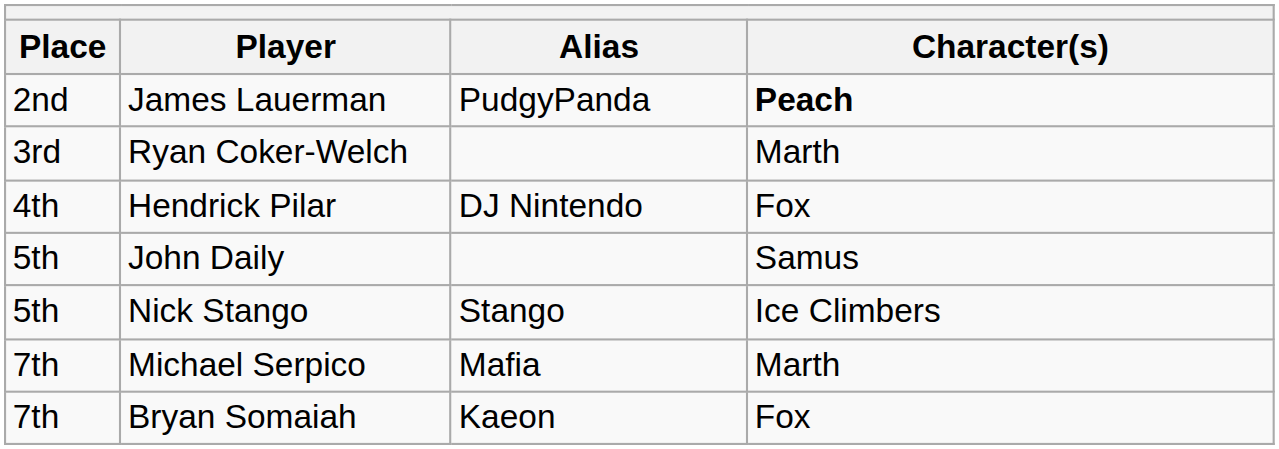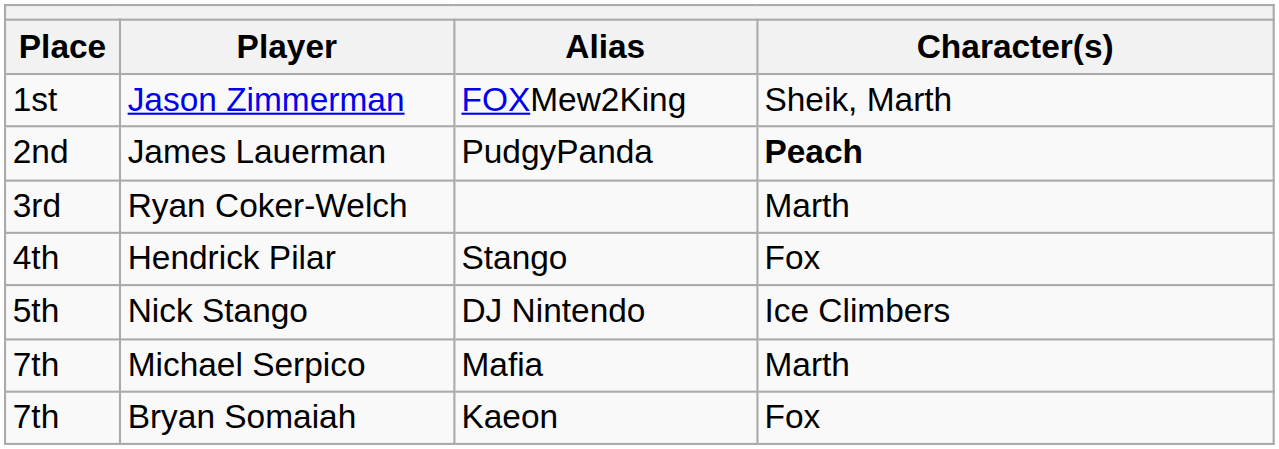+ row: (266, 99)
(551, 205) DJ Nintendo -> (514, 258) Stango
- row: (206, 258)
(512, 311) Stango -> (553, 311) DJ Nintendo
